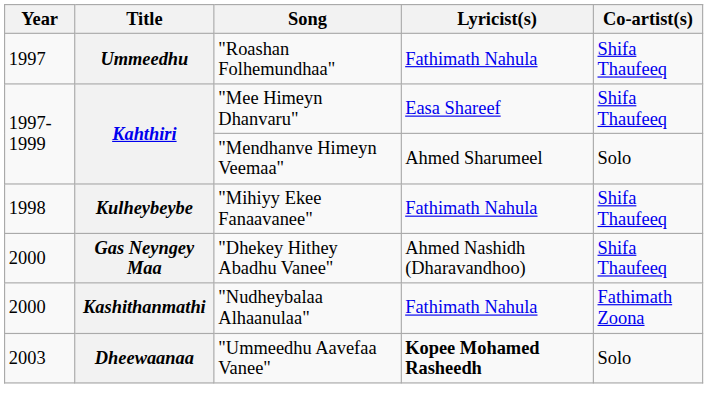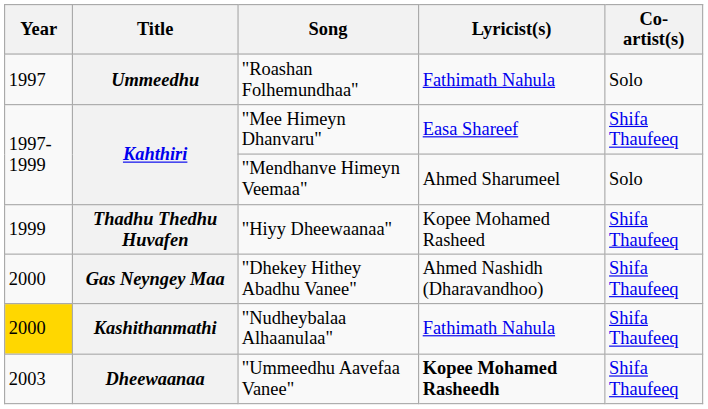(632, 58) Shifa Thaufeeq -> (626, 79) Solo
- row: (270, 208)
+ row: (317, 228)
(27, 308) no background -> (27, 328) gold background
(635, 308) Fathimath Zoona -> (644, 328) Shifa Thaufeeq
(614, 357) Solo -> (644, 378) Shifa Thaufeeq
